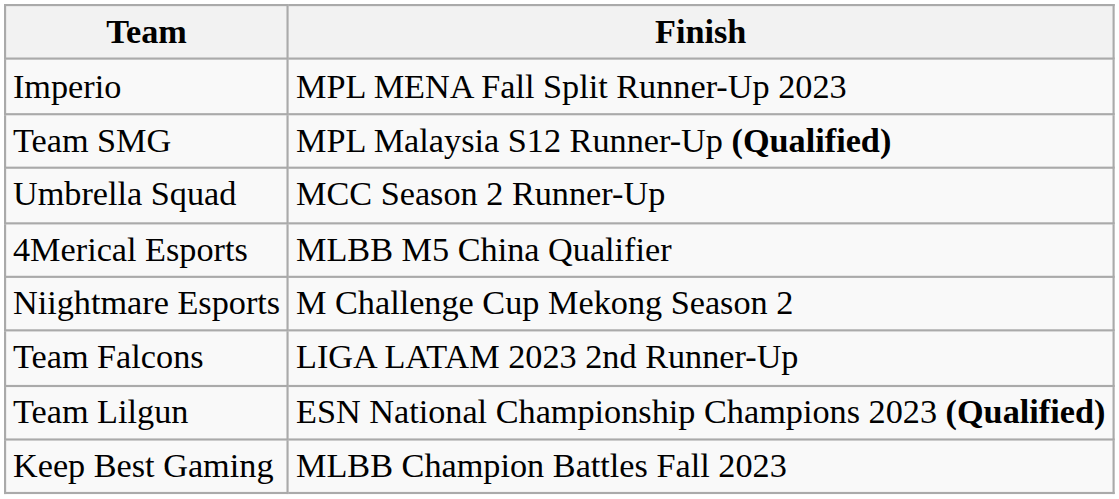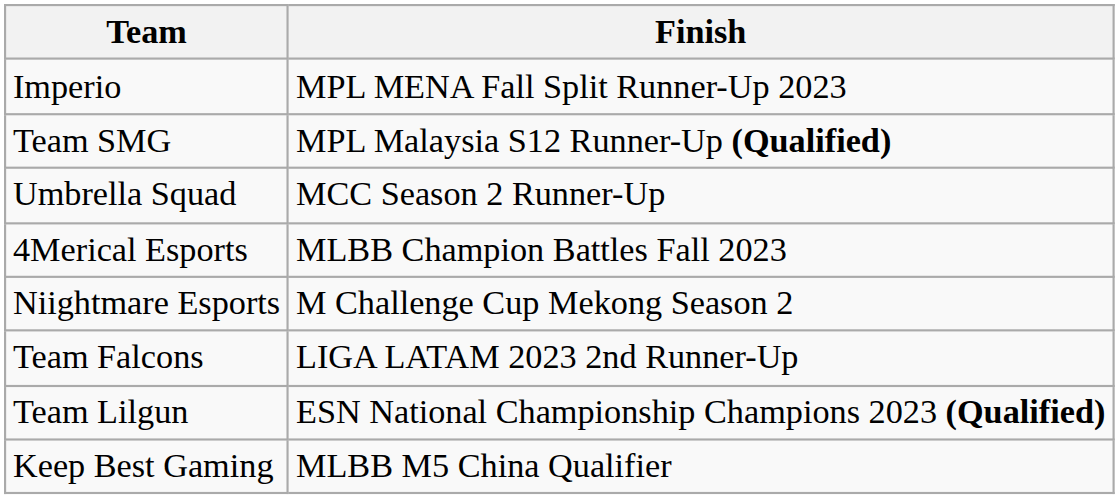(484, 248) MLBB M5 China Qualifier -> (541, 248) MLBB Champion Battles Fall 2023
(541, 466) MLBB Champion Battles Fall 2023 -> (484, 466) MLBB M5 China Qualifier
